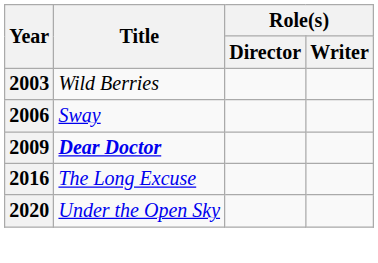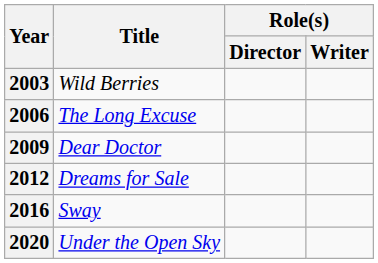(80, 115) Sway -> (127, 115) The Long Excuse
(110, 147) bold -> (110, 147) normal
+ row: (29, 178)
(127, 178) The Long Excuse -> (80, 210) Sway
